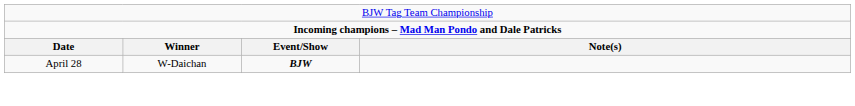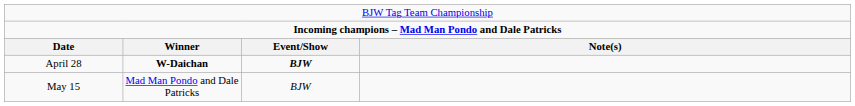(182, 64) normal -> (182, 64) bold
+ row: (64, 87)
